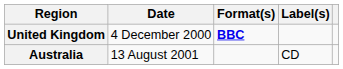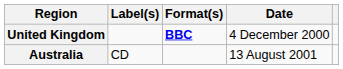columns swapped: (161, 14) <-> (305, 14)
